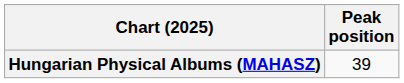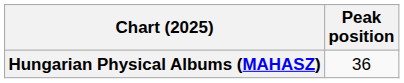(361, 63) 39 -> (361, 63) 36
